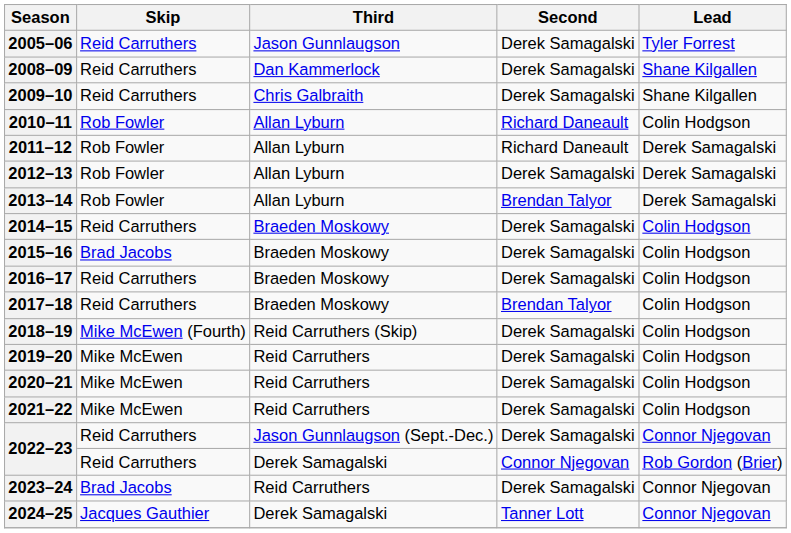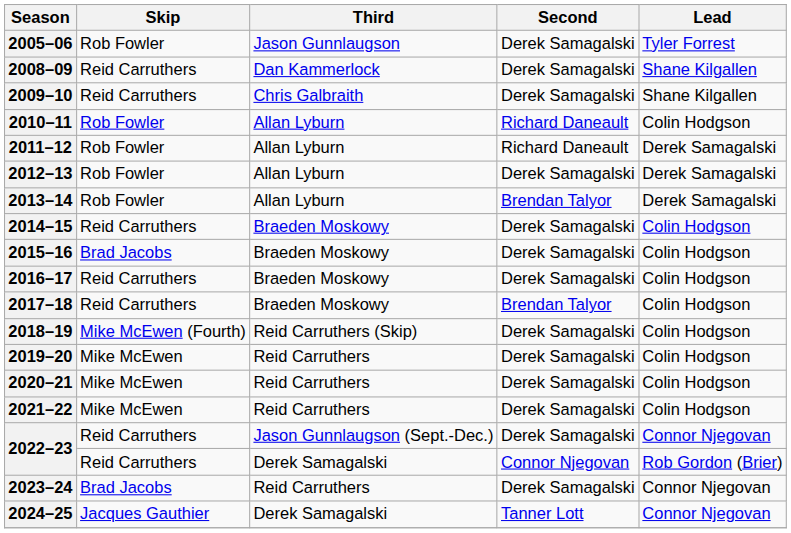(138, 43) Reid Carruthers -> (122, 43) Rob Fowler
